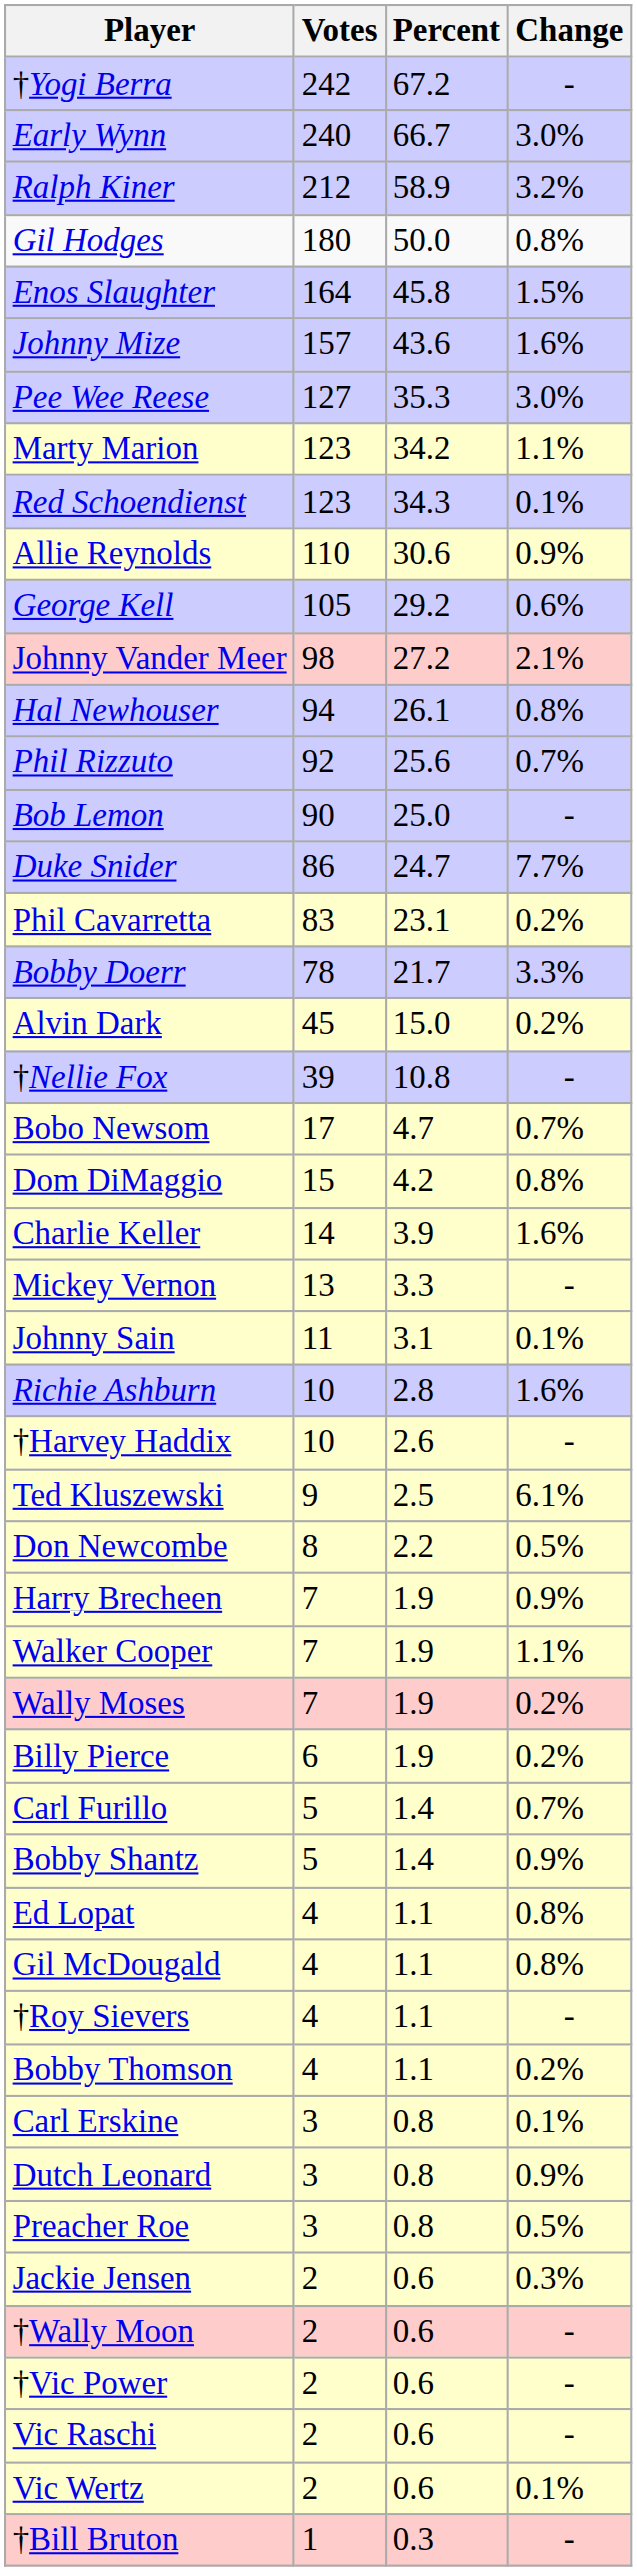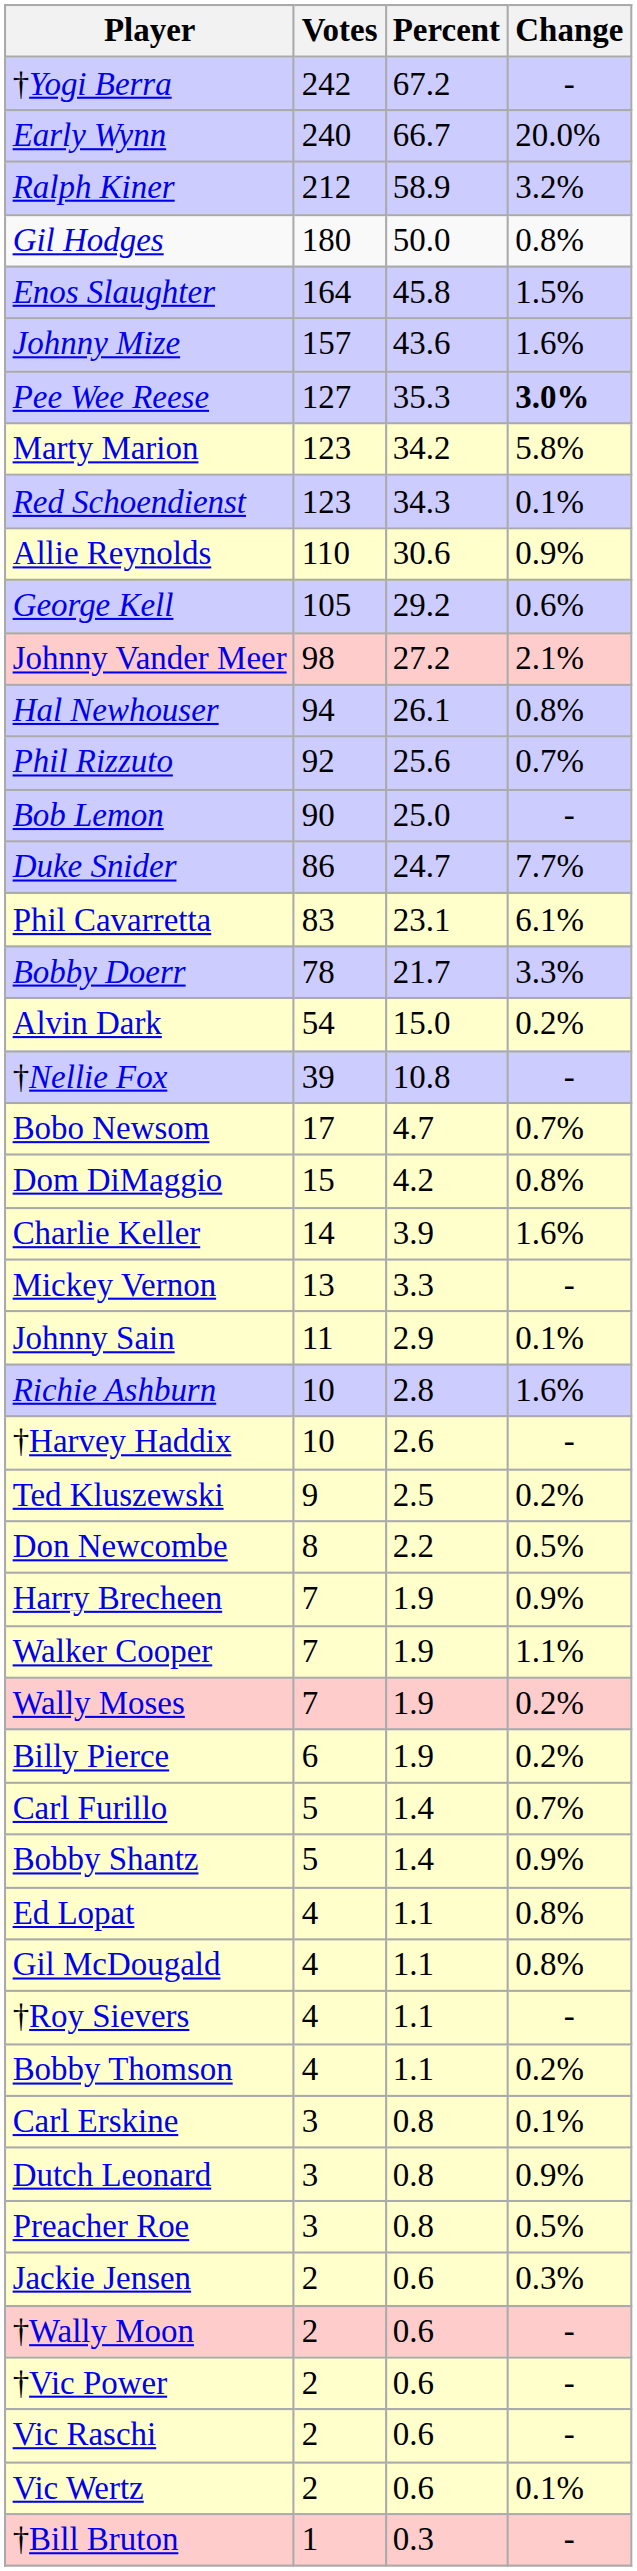(550, 135) 3.0% -> (558, 135) 20.0%
(550, 396) normal -> (552, 396) bold
(550, 448) 1.1% -> (550, 448) 5.8%
(550, 919) 0.2% -> (550, 919) 6.1%
(318, 1023) 45 -> (318, 1023) 54
(413, 1337) 3.1 -> (413, 1337) 2.9
(550, 1494) 6.1% -> (550, 1494) 0.2%
